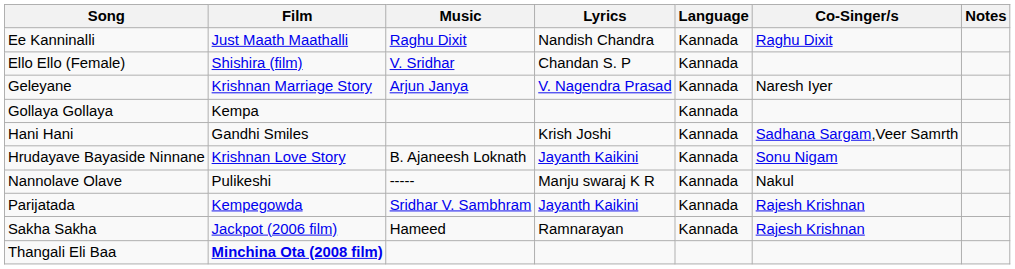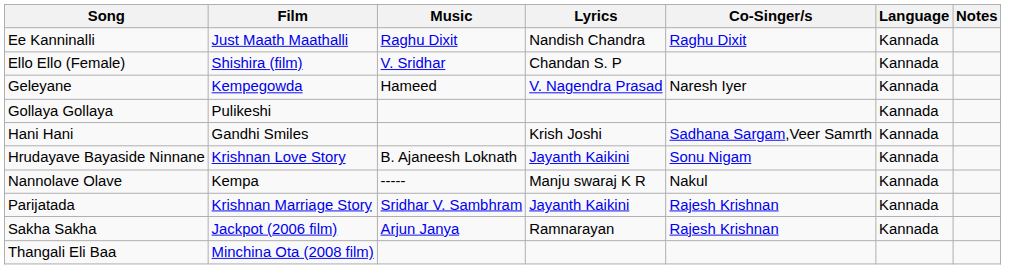columns swapped: (857, 16) <-> (714, 16)
(292, 87) Krishnan Marriage Story -> (257, 87) Kempegowda
(429, 87) Arjun Janya -> (409, 87) Hameed
(235, 110) Kempa -> (241, 110) Pulikeshi
(241, 181) Pulikeshi -> (235, 181) Kempa
(257, 205) Kempegowda -> (292, 205) Krishnan Marriage Story
(418, 228) Hameed -> (420, 228) Arjun Janya
(297, 252) bold -> (293, 252) normal
